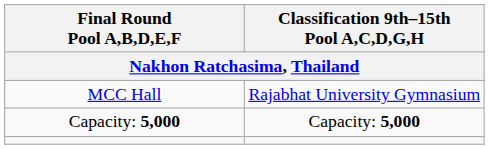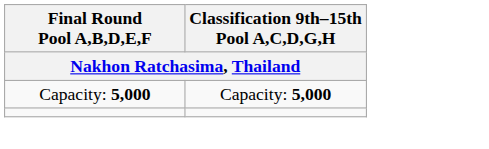- row: (124, 94)
